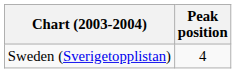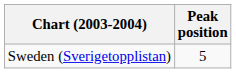(203, 56) 4 -> (203, 56) 5
